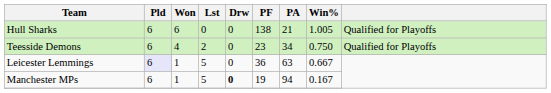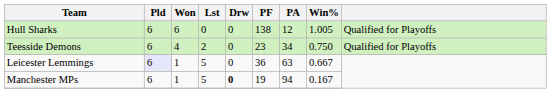(287, 29) 21 -> (287, 29) 12
